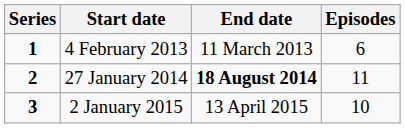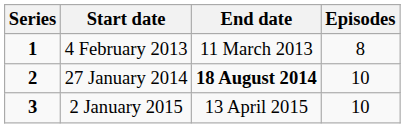(360, 48) 6 -> (360, 48) 8
(360, 78) 11 -> (360, 78) 10
